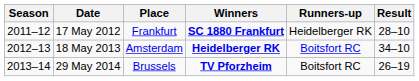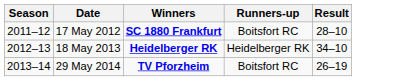- column: (154, 13)
(330, 31) Heidelberger RK -> (268, 31) Boitsfort RC
(330, 48) Boitsfort RC -> (268, 48) Heidelberger RK
